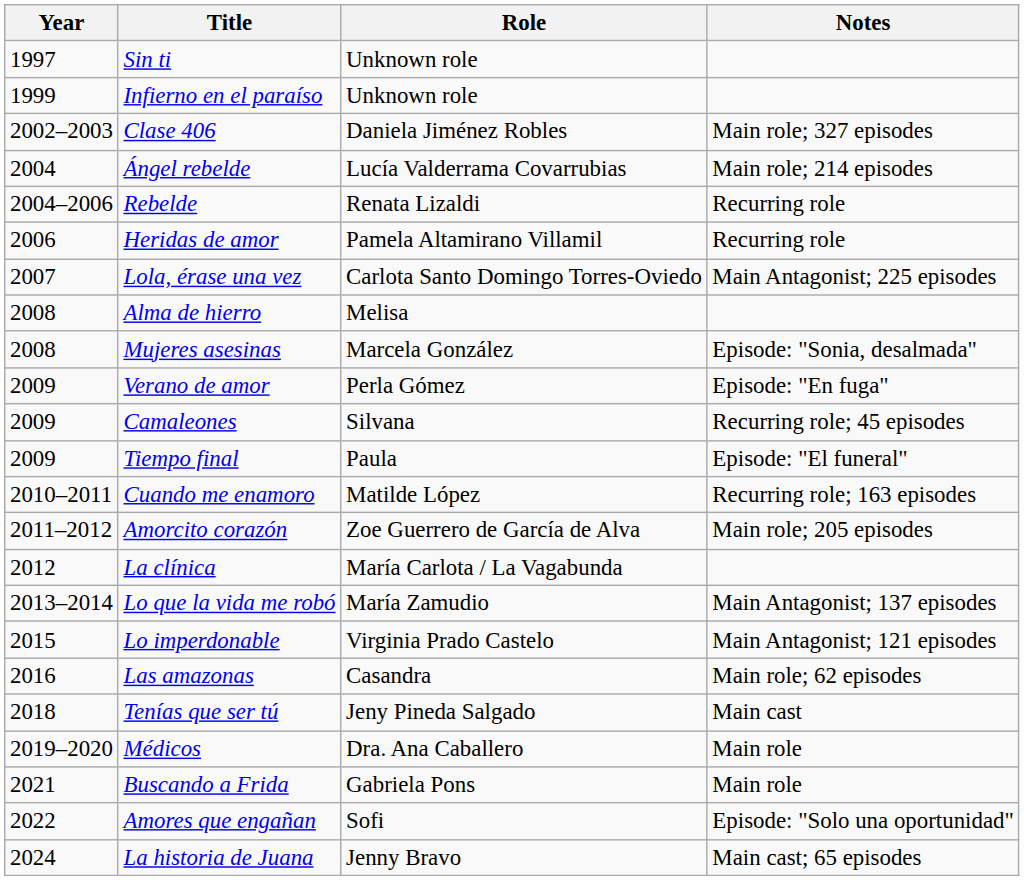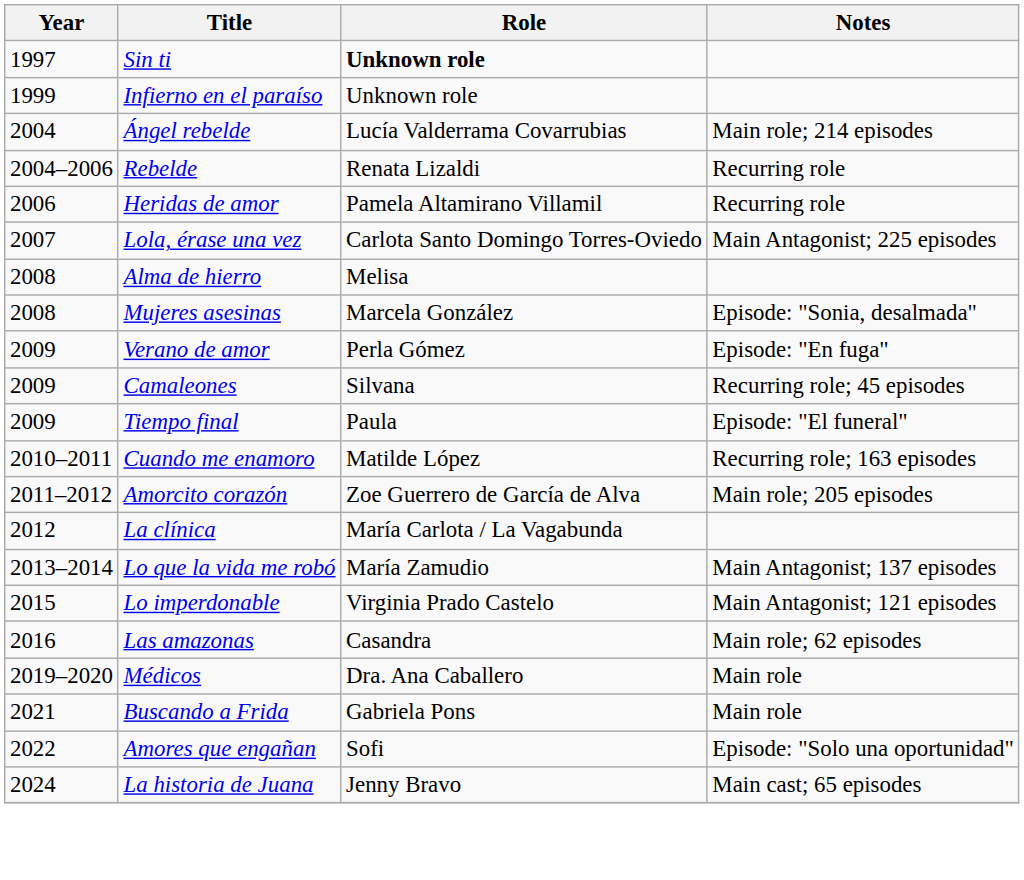(412, 58) normal -> (415, 58) bold
- row: (170, 131)
- row: (201, 712)
